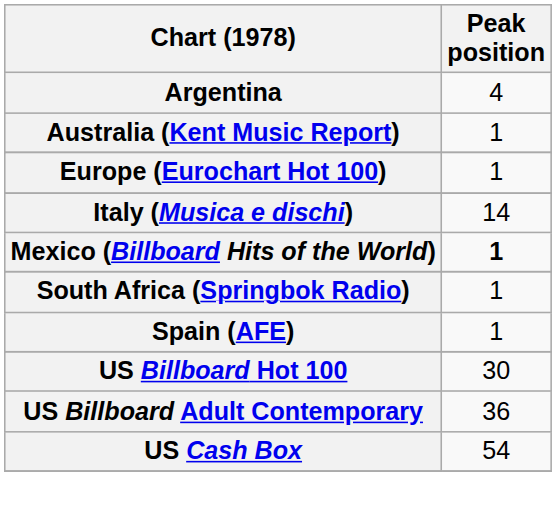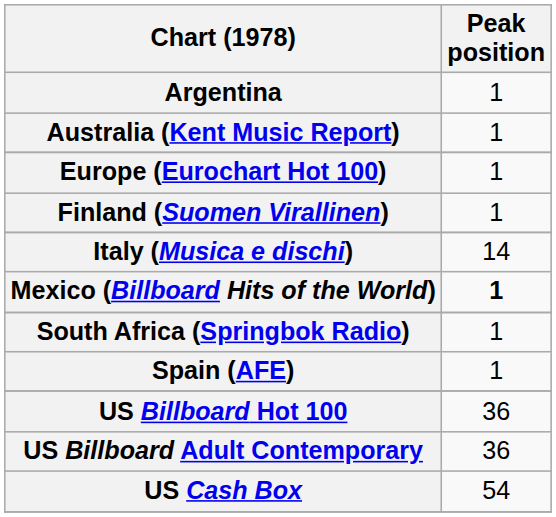(496, 92) 4 -> (496, 92) 1
+ row: (223, 212)
(496, 371) 30 -> (496, 411) 36
